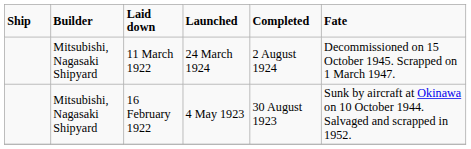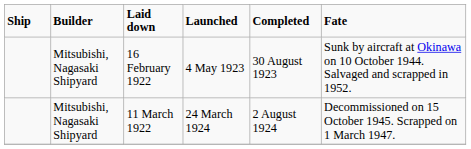rows swapped: (149, 114) <-> (150, 60)
